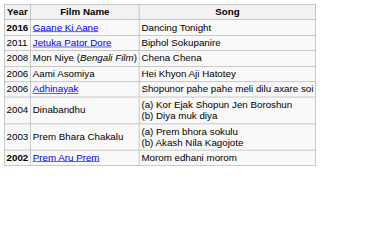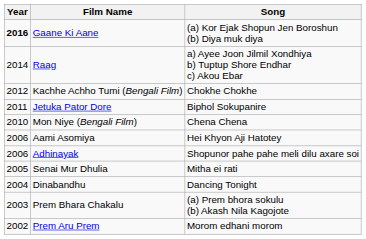(176, 27) Dancing Tonight -> (262, 33) (a) Kor Ejak Shopun Jen Boroshun (b) Diya muk diya
+ row: (44, 65)
+ row: (108, 91)
(17, 58) 2008 -> (17, 122) 2010
+ row: (70, 169)
(217, 110) (a) Kor Ejak Shopun Jen Boroshun (b) Diya muk diya -> (222, 184) Dancing Tonight
(17, 158) bold -> (17, 226) normal
